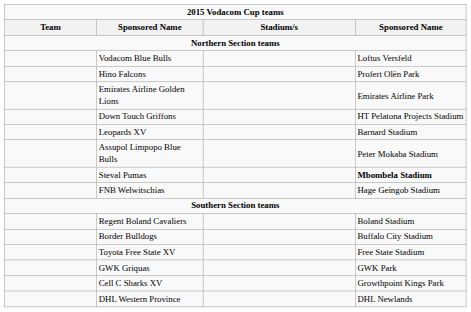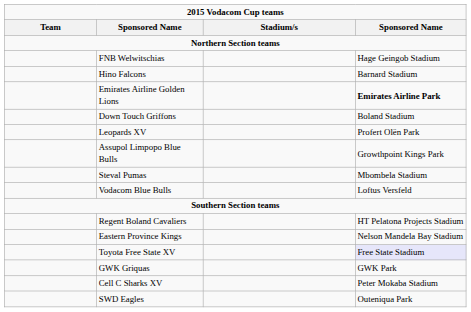rows swapped: (135, 59) <-> (132, 190)
(388, 74) Profert Olën Park -> (387, 74) Barnard Stadium
(396, 96) normal -> (399, 96) bold
(410, 117) HT Pelatona Projects Stadium -> (386, 117) Boland Stadium
(387, 132) Barnard Stadium -> (388, 132) Profert Olën Park
(398, 154) Peter Mokaba Stadium -> (401, 154) Growthpoint Kings Park
(395, 175) bold -> (392, 175) normal
(386, 222) Boland Stadium -> (410, 222) HT Pelatona Projects Stadium
- row: (128, 237)
+ row: (140, 237)
(391, 253) no background -> (391, 253) lavender background
(401, 284) Growthpoint Kings Park -> (398, 284) Peter Mokaba Stadium
+ row: (121, 299)
- row: (140, 299)
